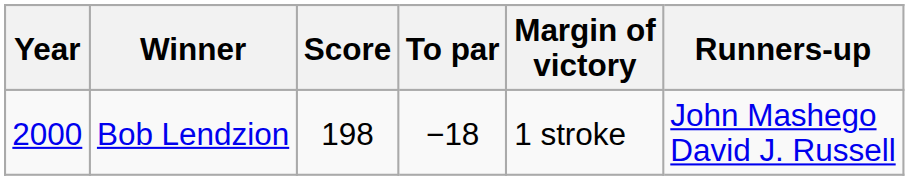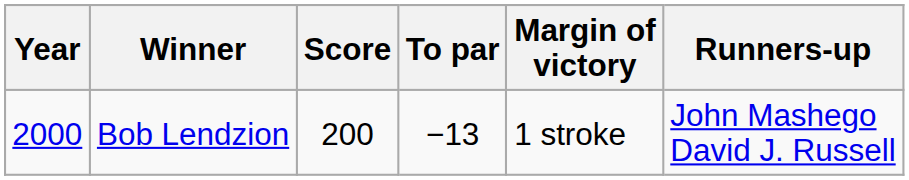(348, 133) 198 -> (348, 133) 200
(453, 133) −18 -> (453, 133) −13
